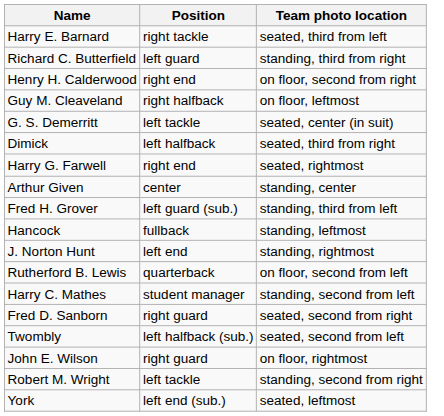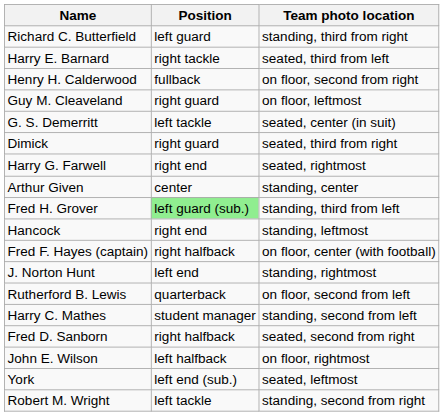rows swapped: (58, 37) <-> (72, 58)
(169, 80) right end -> (177, 80) fullback
(183, 101) right halfback -> (187, 101) right guard
(179, 144) left halfback -> (187, 144) right guard
(190, 208) no background -> (202, 208) lightgreen background
(166, 229) fullback -> (181, 229) right end
+ row: (78, 251)
(175, 315) right guard -> (195, 337) right halfback
- row: (34, 337)
(175, 358) right guard -> (190, 358) left halfback
rows swapped: (59, 379) <-> (21, 401)
